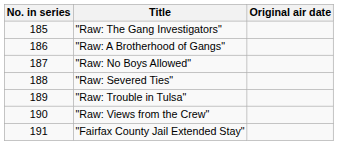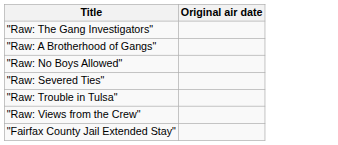- column: (39, 13)
